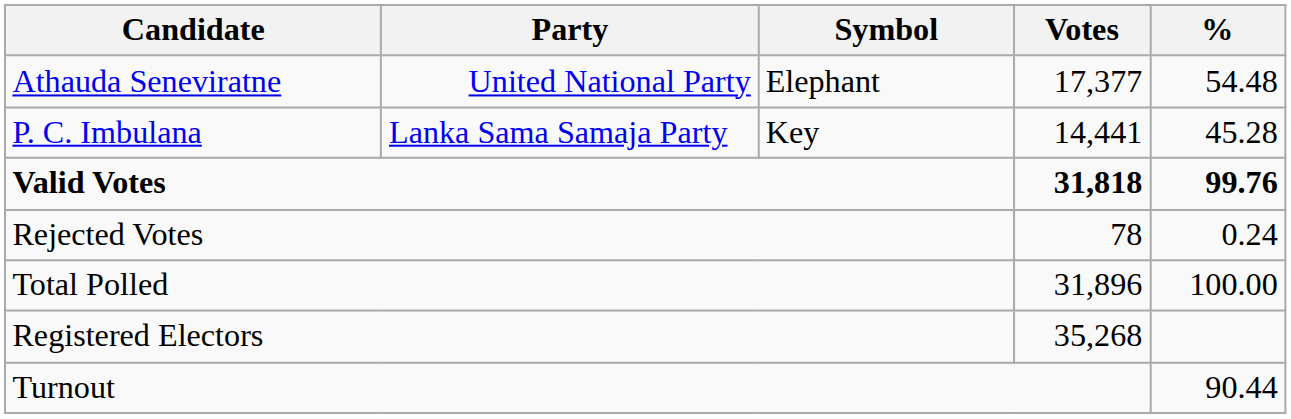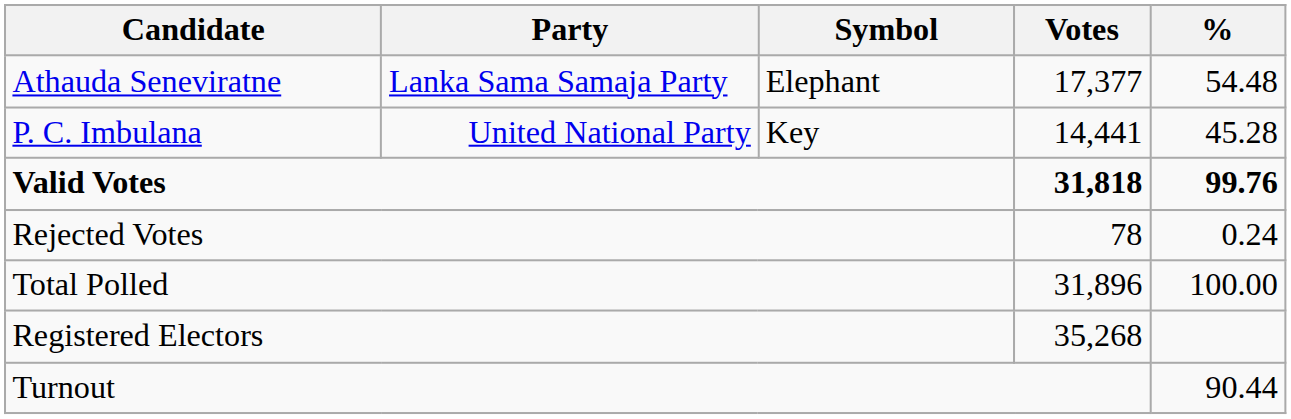(610, 81) United National Party -> (558, 81) Lanka Sama Samaja Party
(558, 132) Lanka Sama Samaja Party -> (610, 132) United National Party
